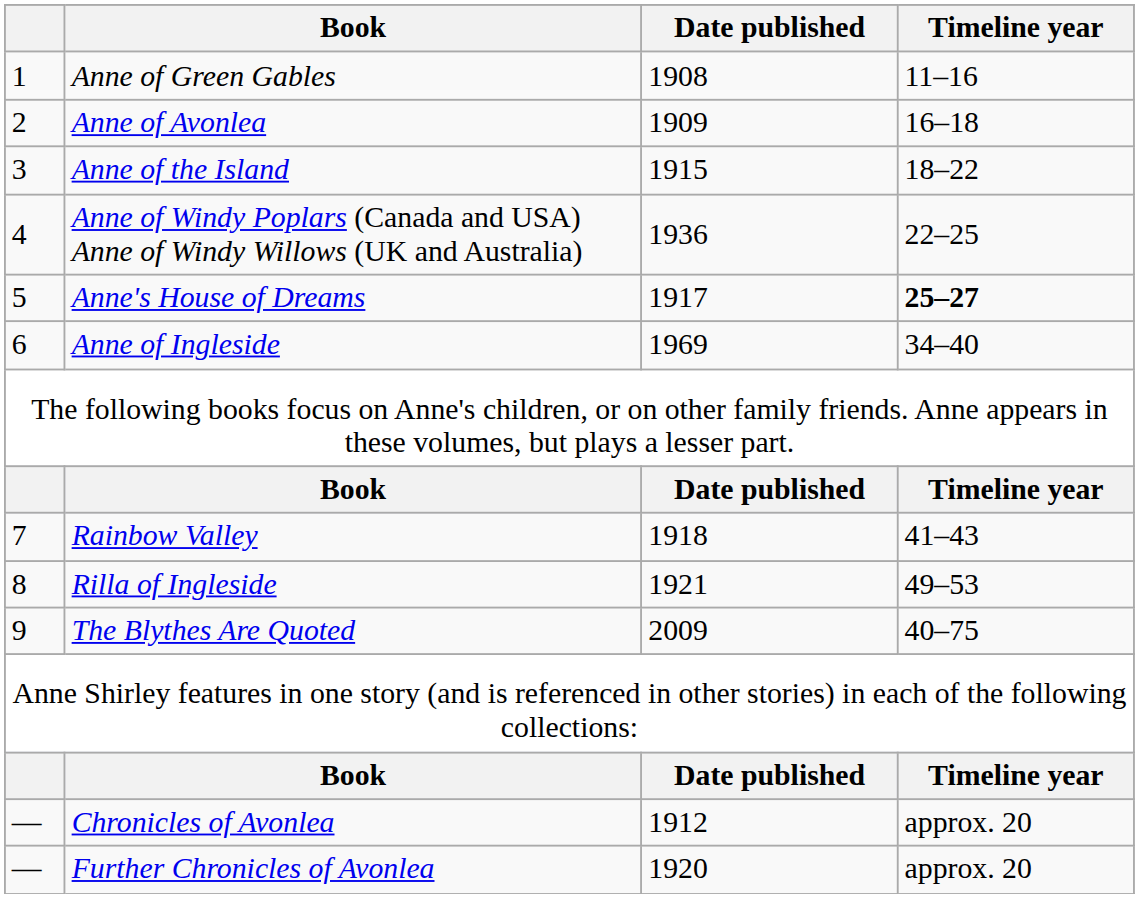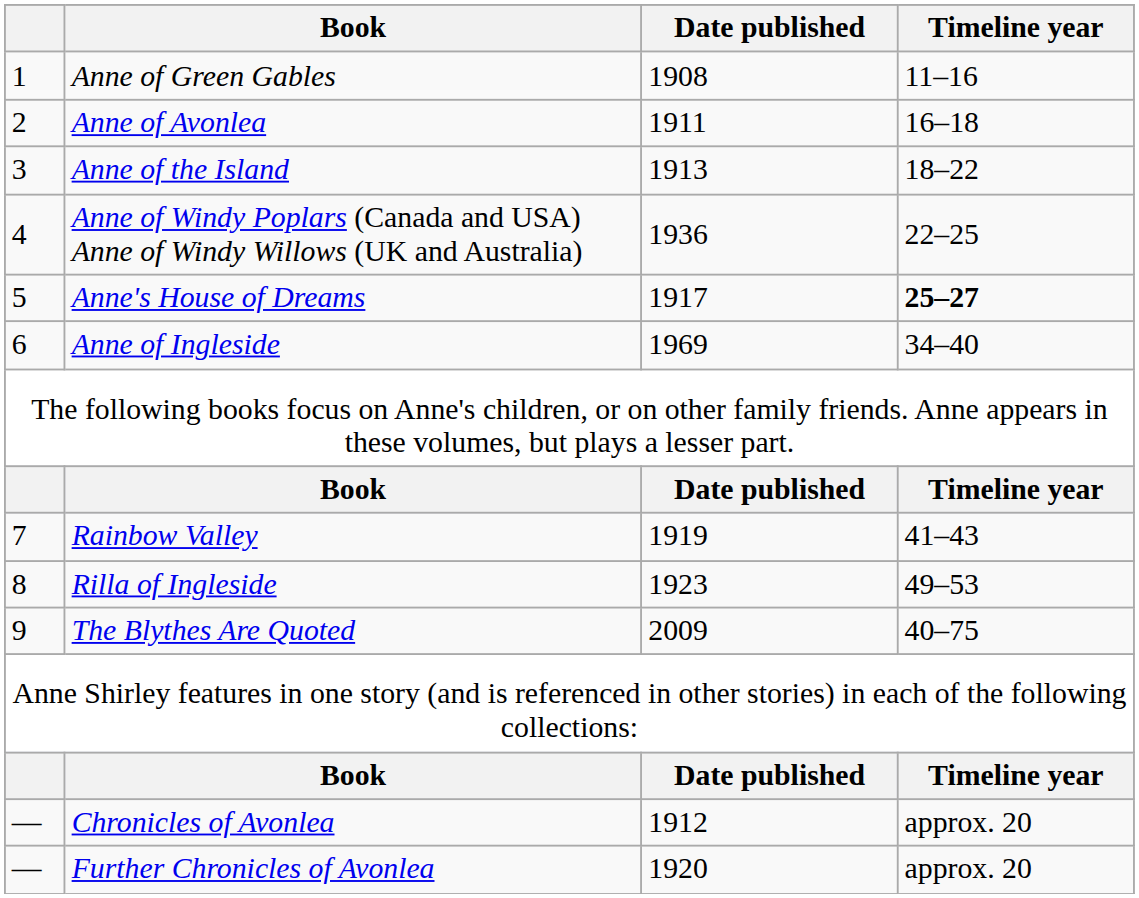(678, 122) 1909 -> (677, 122) 1911
(678, 169) 1915 -> (678, 169) 1913
(678, 536) 1918 -> (678, 536) 1919
(678, 583) 1921 -> (678, 583) 1923
